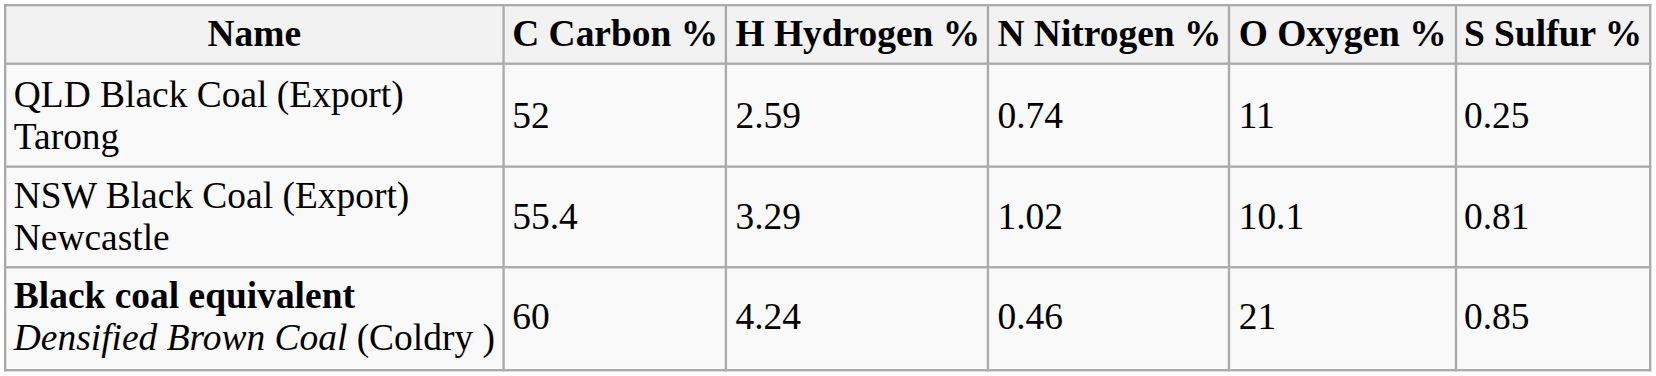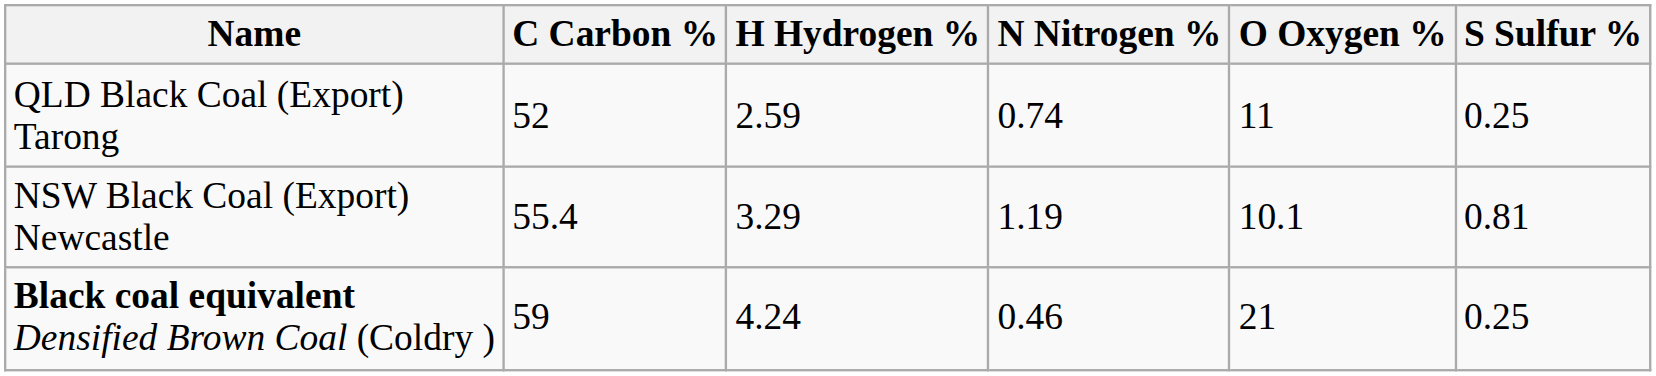(1030, 216) 1.02 -> (1030, 216) 1.19
(531, 317) 60 -> (531, 317) 59
(1497, 317) 0.85 -> (1497, 317) 0.25
